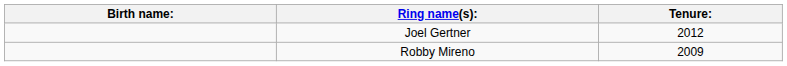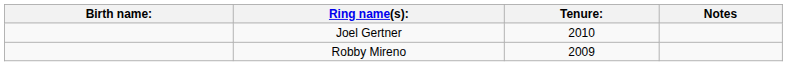+ column: (720, 13)
(690, 32) 2012 -> (582, 32) 2010
